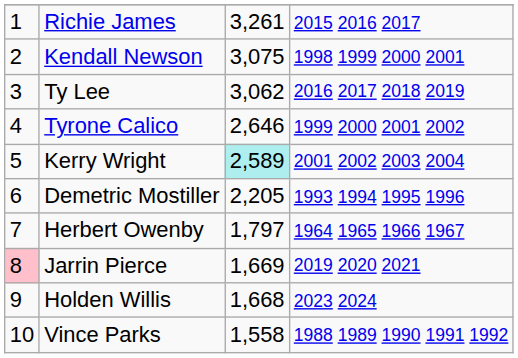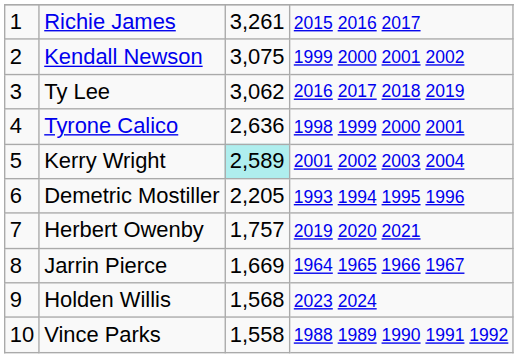(379, 57) 1998 1999 2000 2001 -> (379, 57) 1999 2000 2001 2002
(257, 126) 2,646 -> (257, 126) 2,636
(379, 126) 1999 2000 2001 2002 -> (379, 126) 1998 1999 2000 2001
(257, 230) 1,797 -> (257, 230) 1,757
(379, 231) 1964 1965 1966 1967 -> (357, 231) 2019 2020 2021
(16, 265) pink background -> (16, 265) no background
(357, 265) 2019 2020 2021 -> (379, 265) 1964 1965 1966 1967
(257, 299) 1,668 -> (257, 299) 1,568
